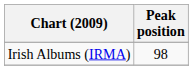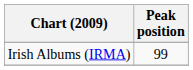(161, 53) 98 -> (161, 53) 99
